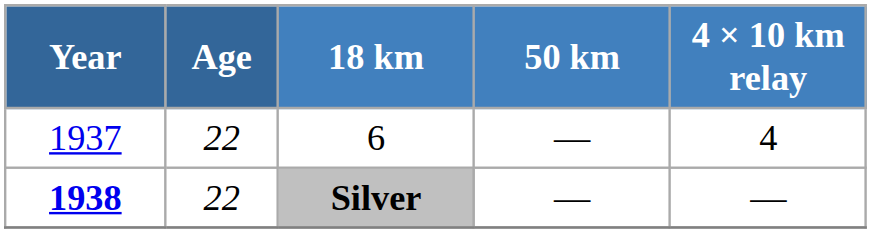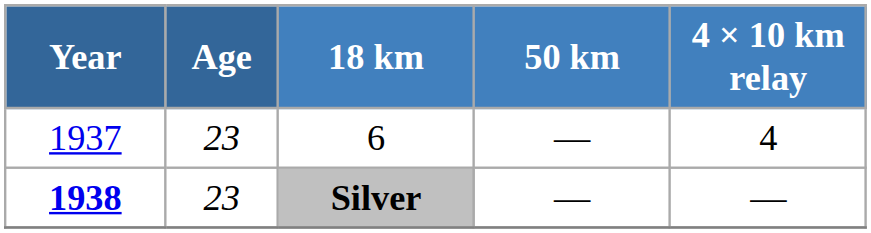(222, 137) 22 -> (222, 137) 23
(222, 197) 22 -> (222, 197) 23
